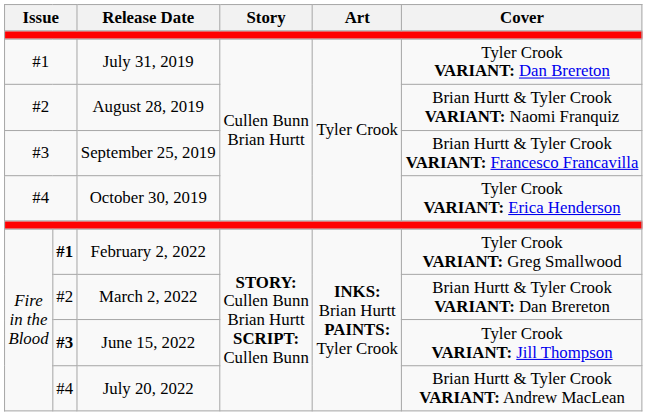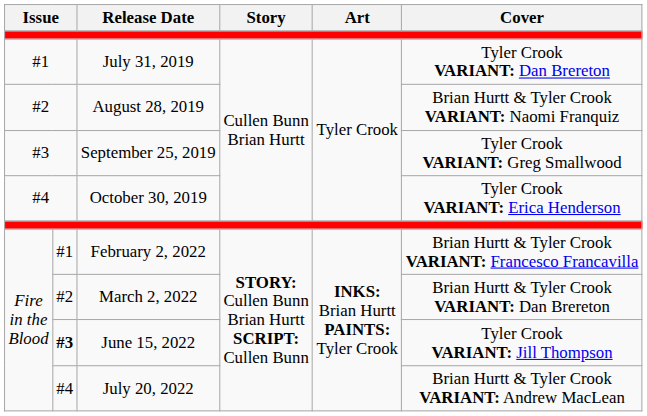(522, 152) Brian Hurtt & Tyler Crook VARIANT: Francesco Francavilla -> (522, 152) Tyler Crook VARIANT: Greg Smallwood
(65, 251) bold -> (65, 251) normal
(522, 251) Tyler Crook VARIANT: Greg Smallwood -> (522, 251) Brian Hurtt & Tyler Crook VARIANT: Francesco Francavilla
